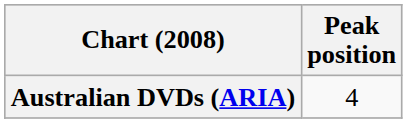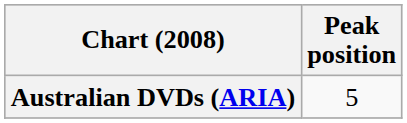(352, 96) 4 -> (352, 96) 5
